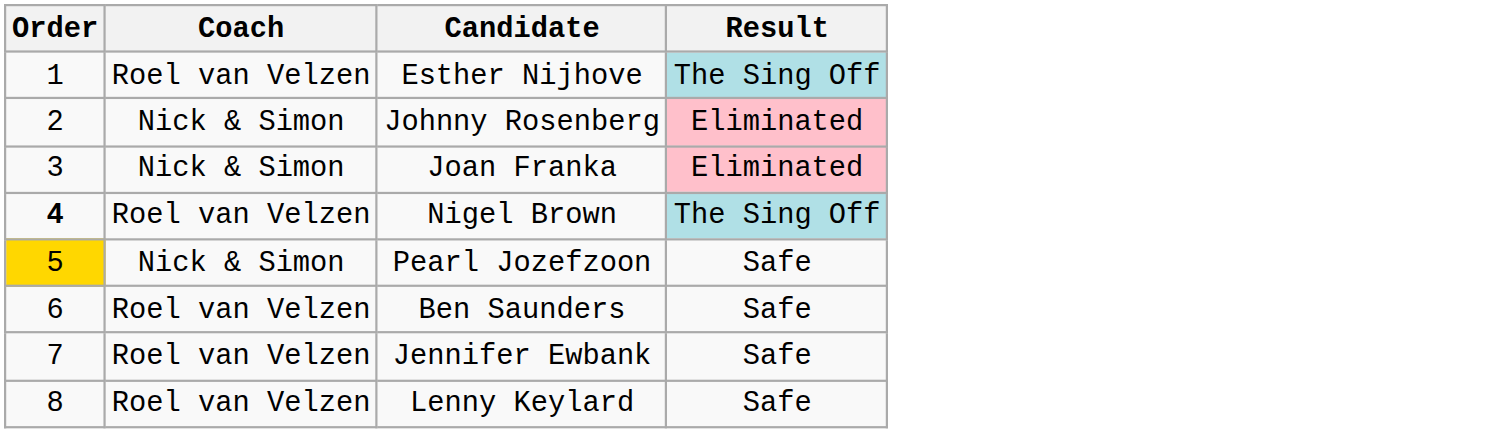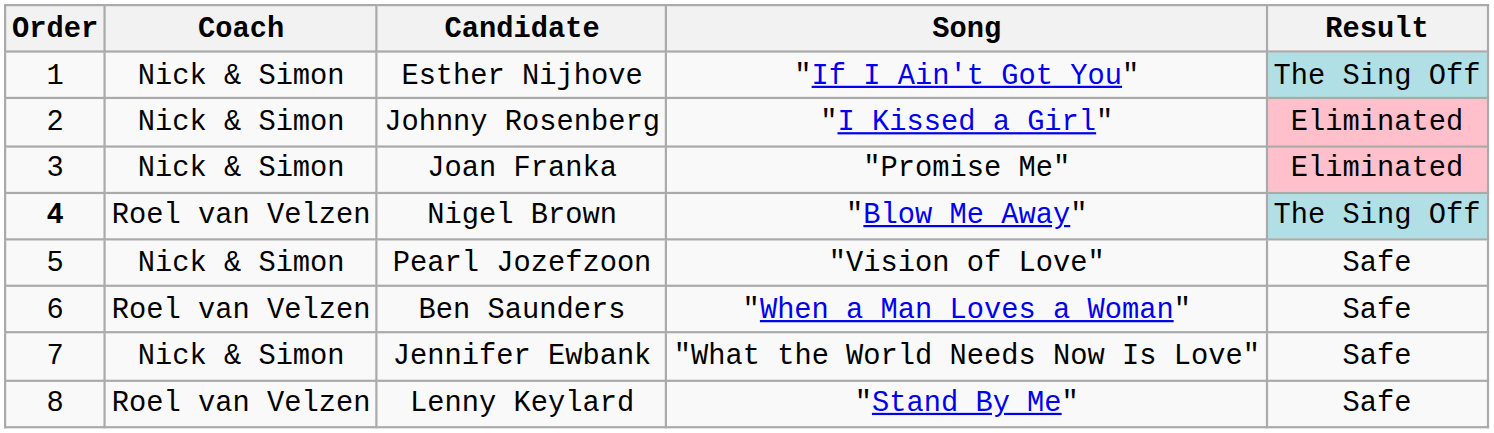+ column: (967, 29)
(241, 75) Roel van Velzen -> (241, 75) Nick & Simon
(55, 263) gold background -> (55, 263) no background
(241, 356) Roel van Velzen -> (241, 356) Nick & Simon
